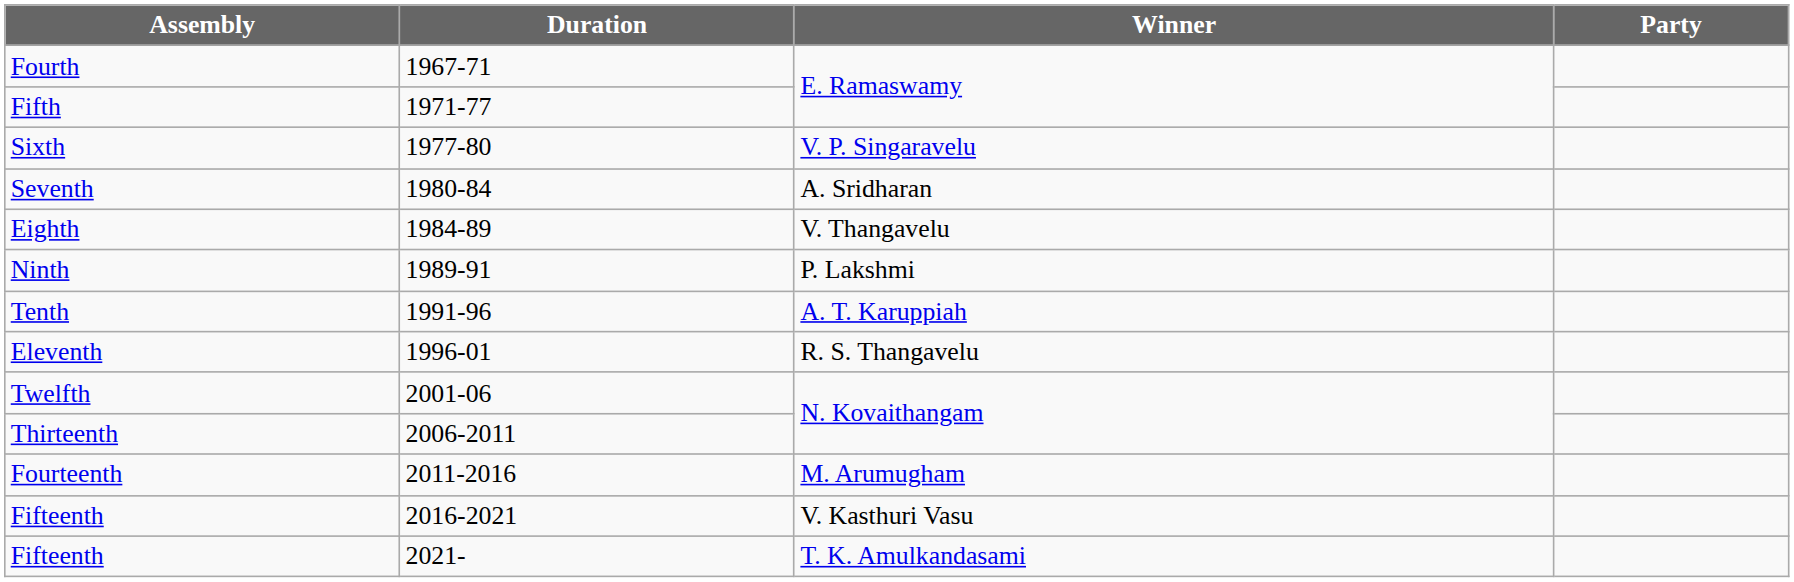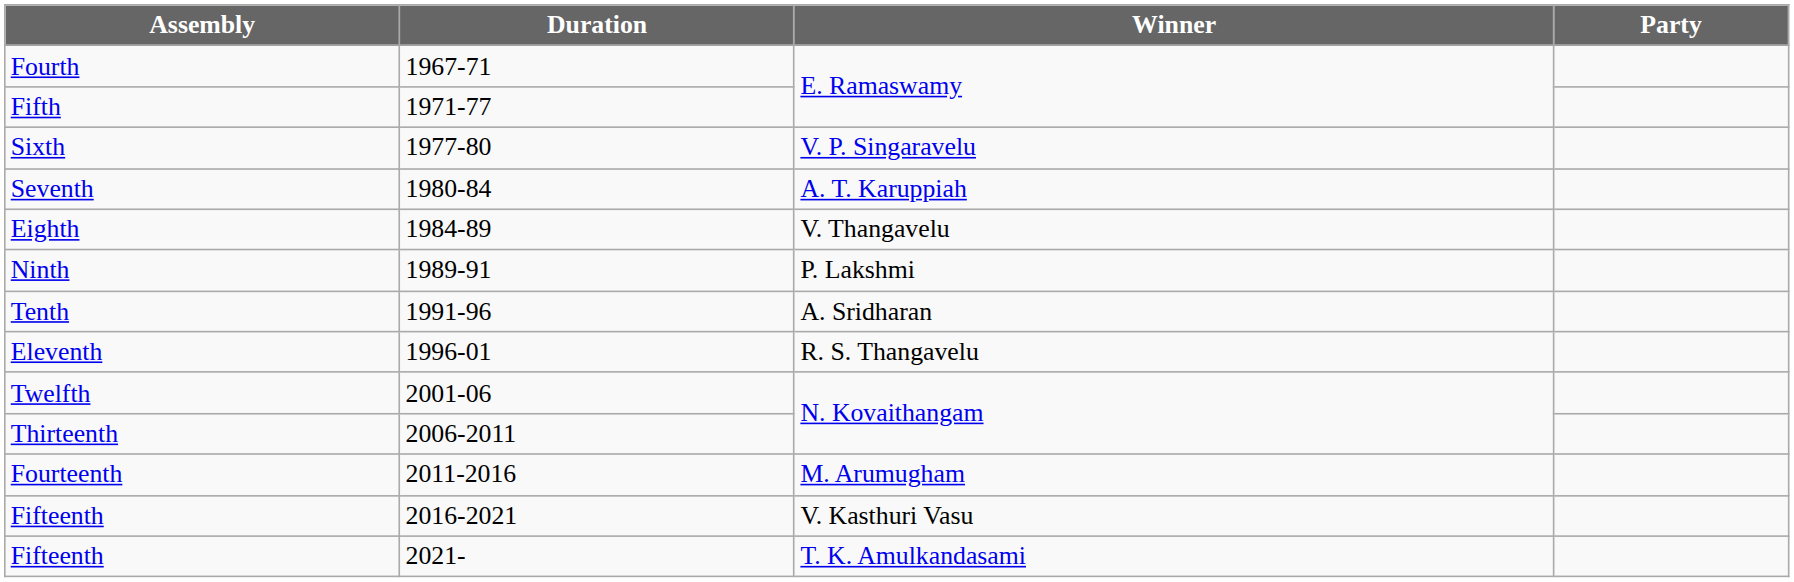(866, 188) A. Sridharan -> (884, 188) A. T. Karuppiah
(884, 310) A. T. Karuppiah -> (866, 310) A. Sridharan
